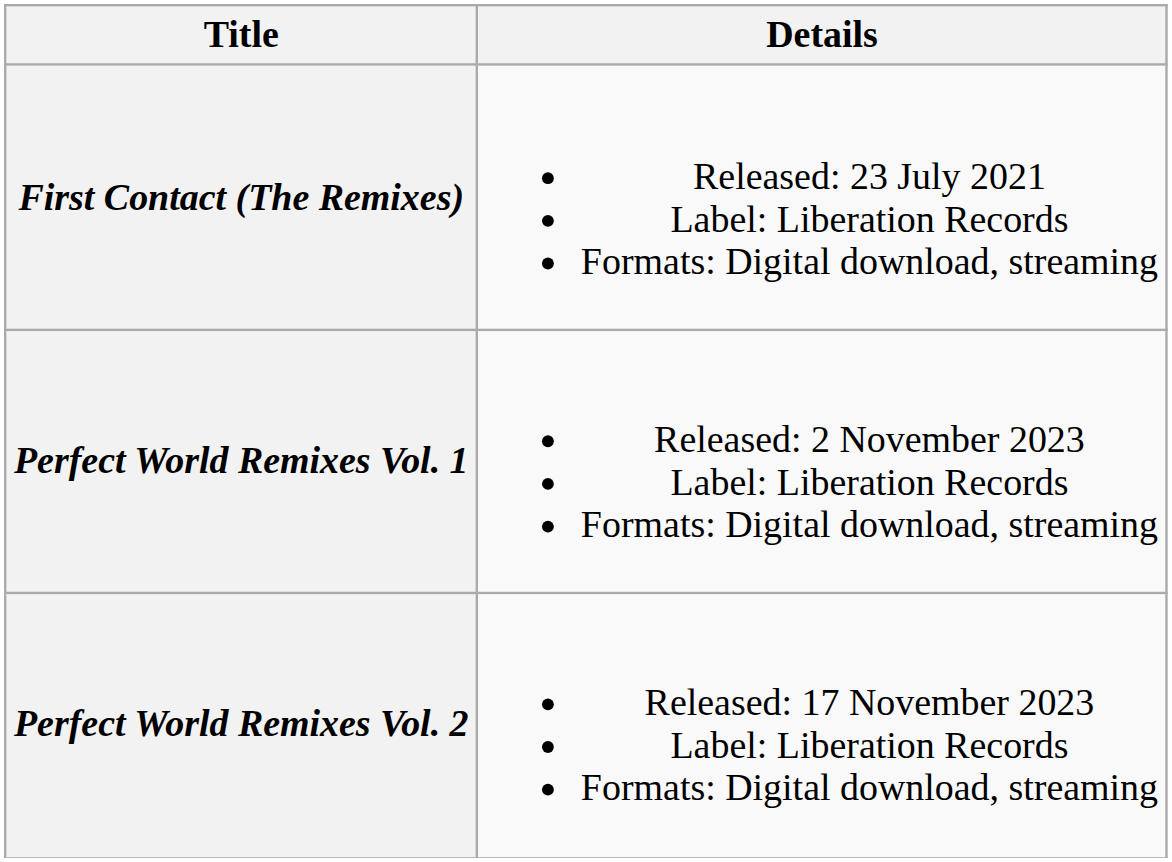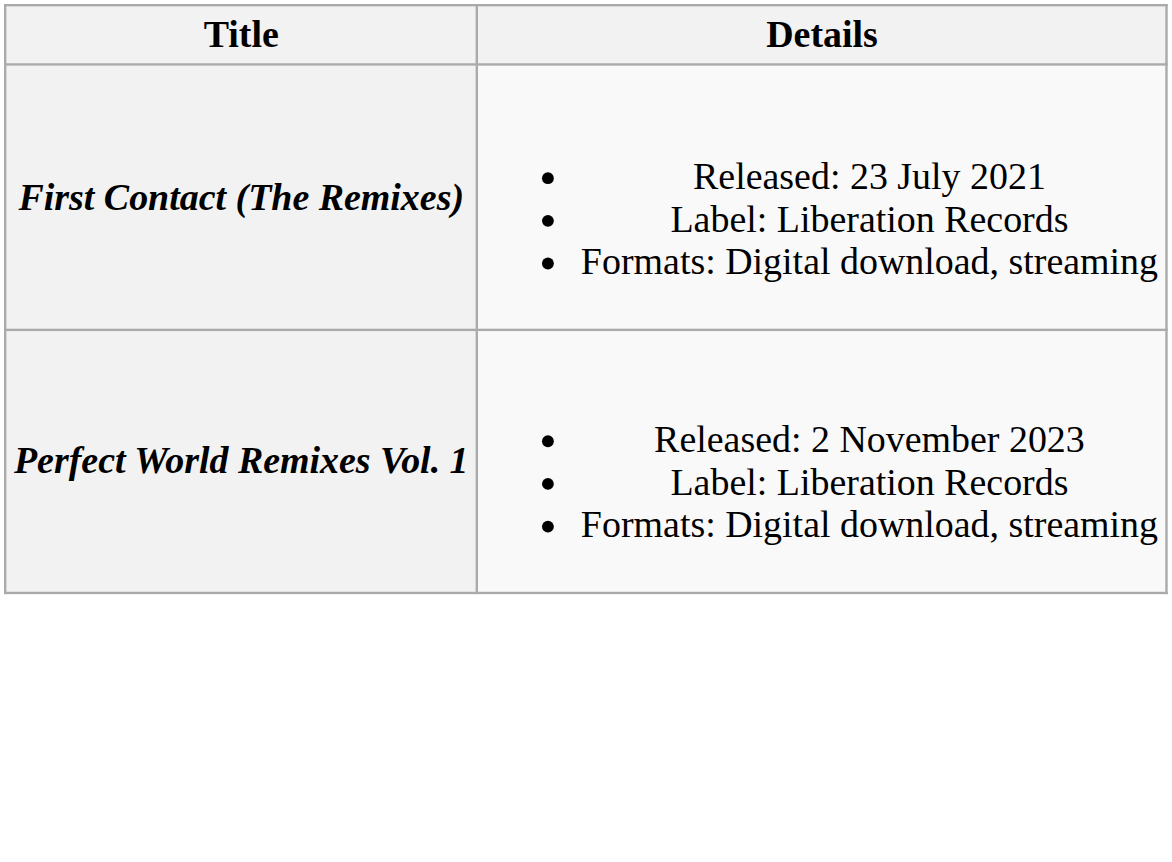- row: (241, 724)
